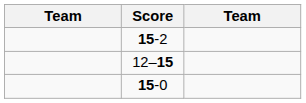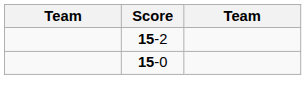- row: (153, 62)
